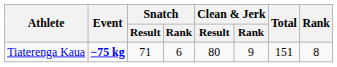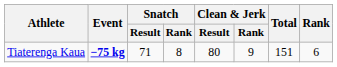(179, 52) 6 -> (179, 52) 8
(316, 52) 8 -> (316, 52) 6
